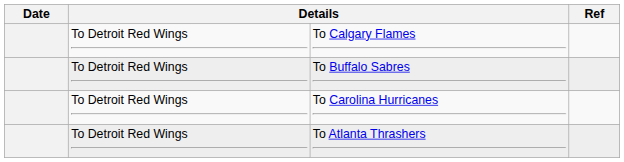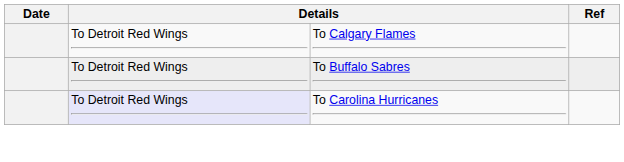(189, 104) no background -> (189, 104) lavender background
- row: (440, 138)
